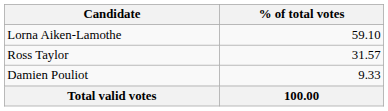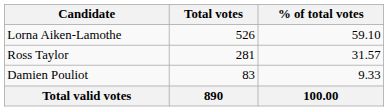+ column: (213, 14)
